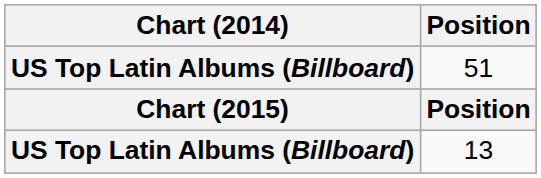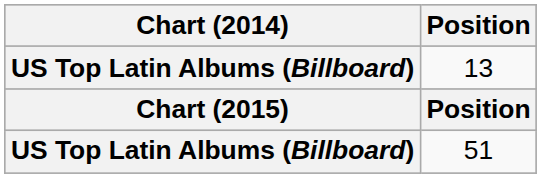rows swapped: (478, 151) <-> (478, 67)
